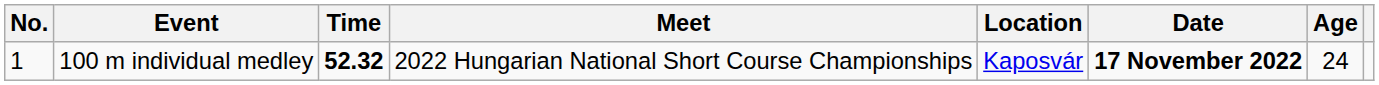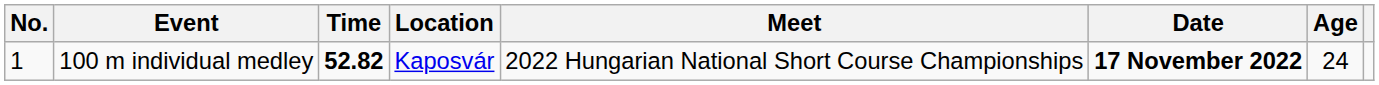columns swapped: (683, 23) <-> (1033, 23)
(354, 60) 52.32 -> (354, 60) 52.82
